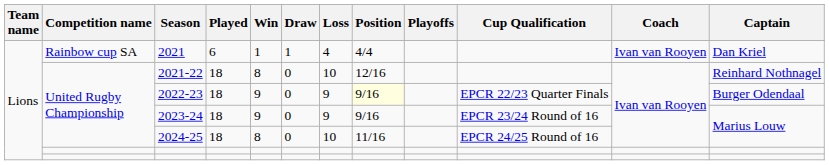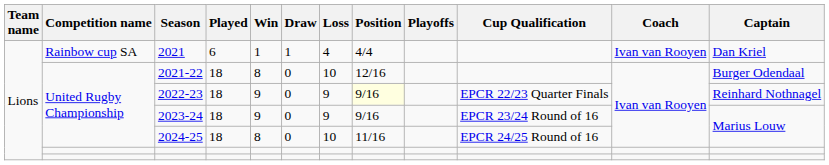(767, 72) Reinhard Nothnagel -> (759, 72) Burger Odendaal
(759, 94) Burger Odendaal -> (767, 94) Reinhard Nothnagel
